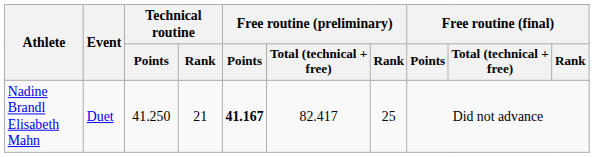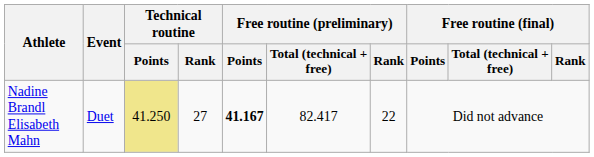(151, 116) no background -> (151, 116) khaki background
(200, 116) 21 -> (200, 116) 27
(389, 116) 25 -> (389, 116) 22
